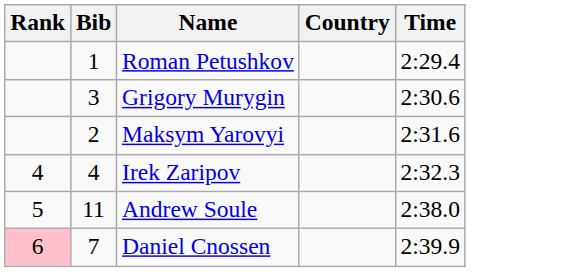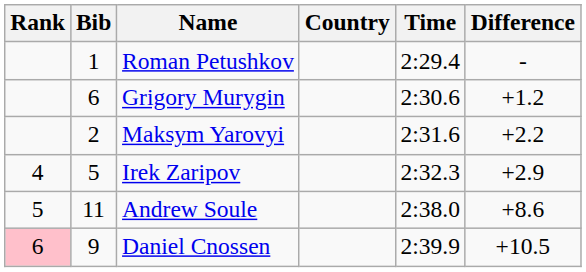+ column: (523, 23)
(94, 97) 3 -> (94, 97) 6
(94, 172) 4 -> (94, 172) 5
(94, 246) 7 -> (94, 246) 9
